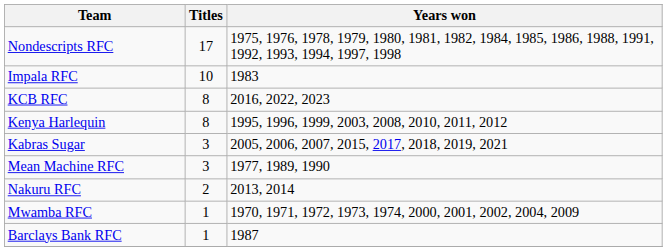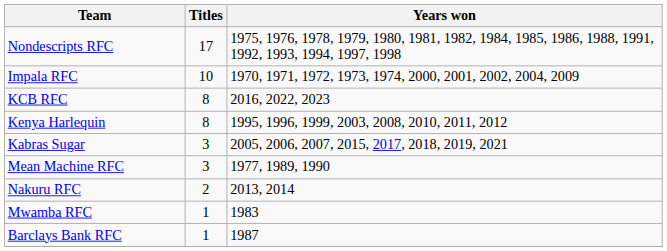(244, 76) 1983 -> (405, 76) 1970, 1971, 1972, 1973, 1974, 2000, 2001, 2002, 2004, 2009
(405, 212) 1970, 1971, 1972, 1973, 1974, 2000, 2001, 2002, 2004, 2009 -> (244, 212) 1983
